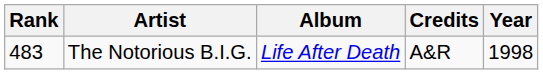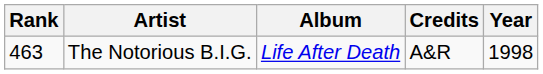(26, 52) 483 -> (26, 52) 463
